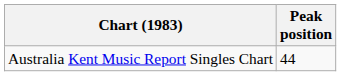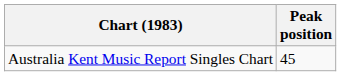(288, 58) 44 -> (288, 58) 45
